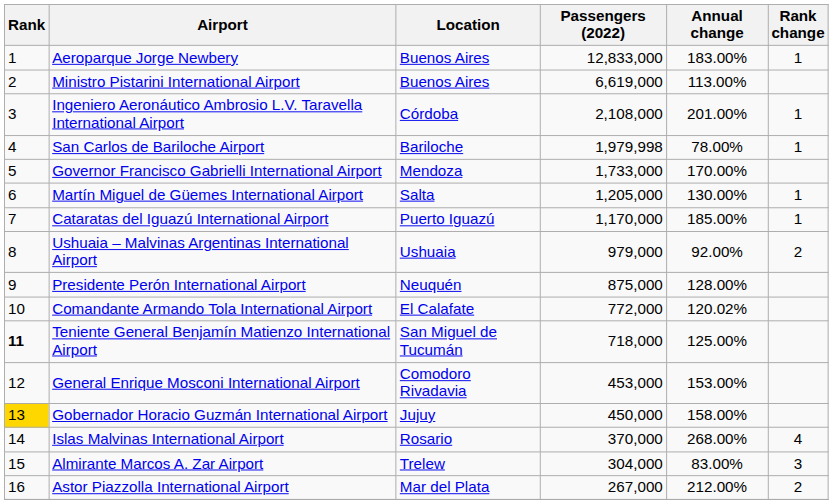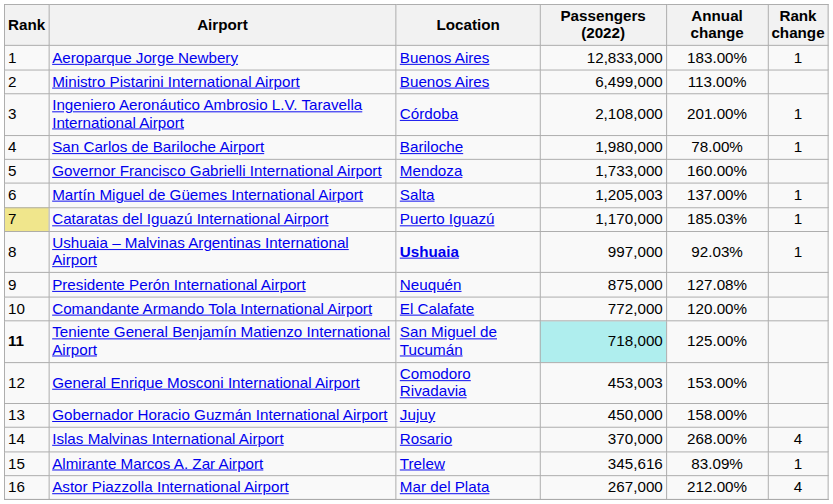(629, 81) 6,619,000 -> (629, 81) 6,499,000
(629, 147) 1,979,998 -> (629, 147) 1,980,000
(717, 171) 170.00% -> (717, 171) 160.00%
(629, 195) 1,205,000 -> (629, 195) 1,205,003
(717, 195) 130.00% -> (717, 195) 137.00%
(12, 219) no background -> (12, 219) khaki background
(717, 219) 185.00% -> (717, 219) 185.03%
(428, 252) normal -> (429, 252) bold
(635, 252) 979,000 -> (635, 252) 997,000
(717, 252) 92.00% -> (717, 252) 92.03%
(798, 252) 2 -> (798, 252) 1
(717, 284) 128.00% -> (717, 284) 127.08%
(717, 308) 120.02% -> (717, 308) 120.00%
(635, 341) no background -> (635, 341) paleturquoise background
(635, 382) 453,000 -> (635, 382) 453,003
(16, 415) gold background -> (16, 415) no background
(635, 463) 304,000 -> (635, 463) 345,616
(717, 463) 83.00% -> (717, 463) 83.09%
(798, 463) 3 -> (798, 463) 1
(798, 487) 2 -> (798, 487) 4
